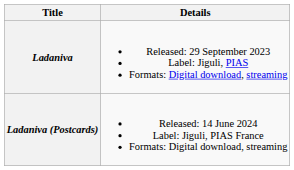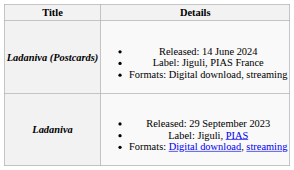rows swapped: (53, 57) <-> (53, 129)
